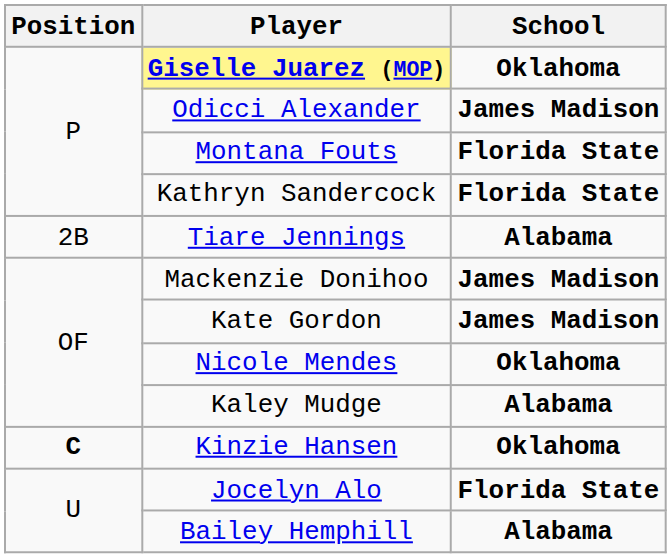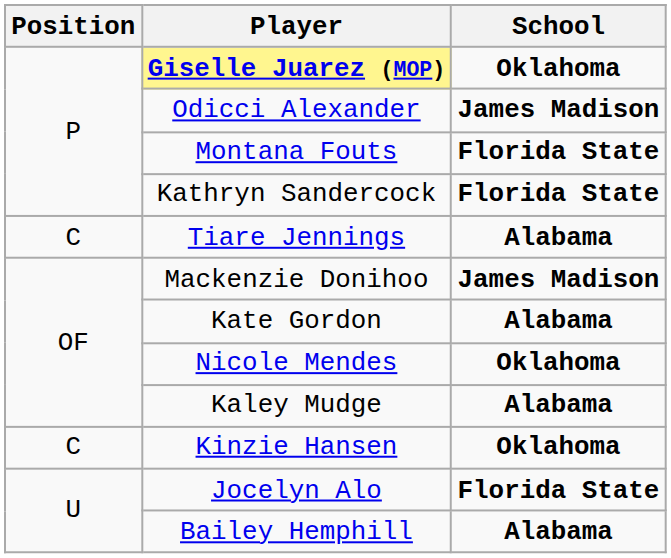(73, 237) 2B -> (73, 237) C
(558, 321) James Madison -> (558, 321) Alabama
(73, 448) bold -> (73, 448) normal
